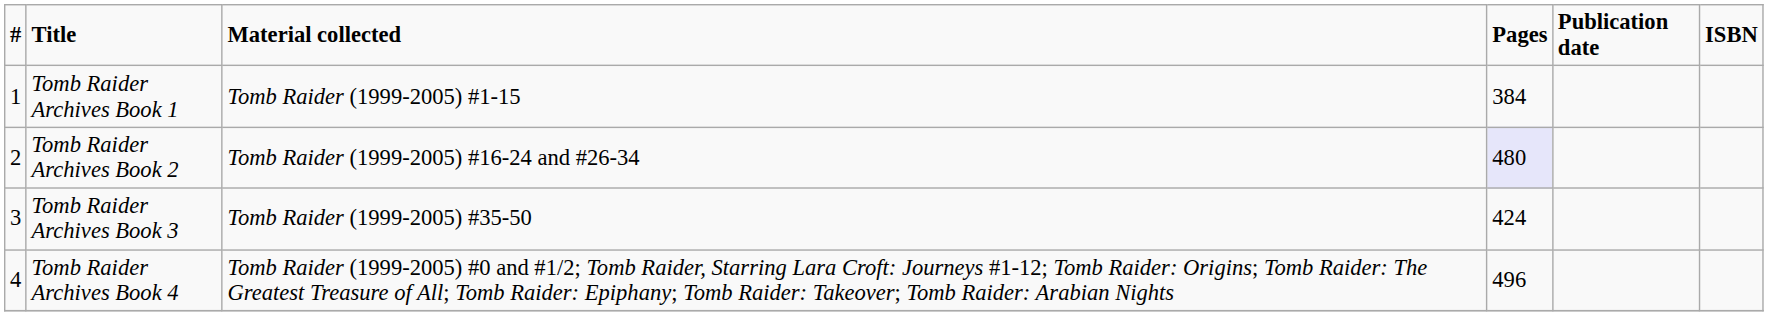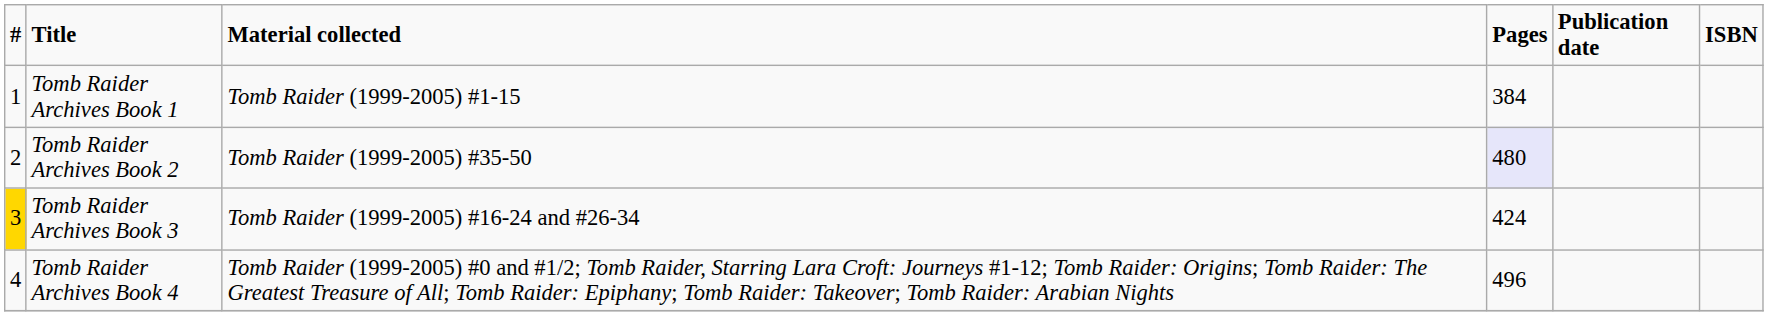(434, 157) Tomb Raider (1999-2005) #16-24 and #26-34 -> (380, 157) Tomb Raider (1999-2005) #35-50
(16, 218) no background -> (16, 218) gold background
(380, 218) Tomb Raider (1999-2005) #35-50 -> (434, 218) Tomb Raider (1999-2005) #16-24 and #26-34
